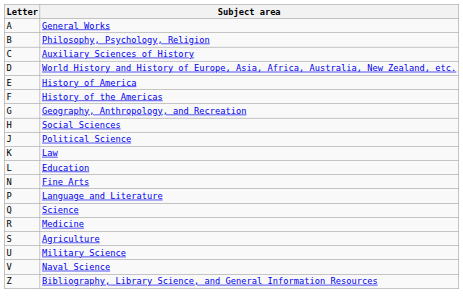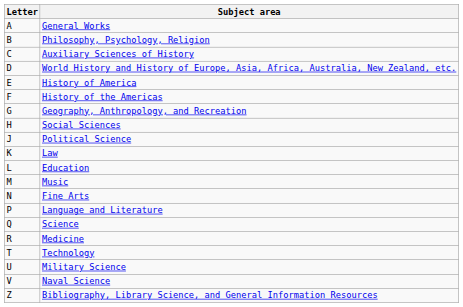+ row: (55, 182)
- row: (71, 239)
+ row: (68, 253)
